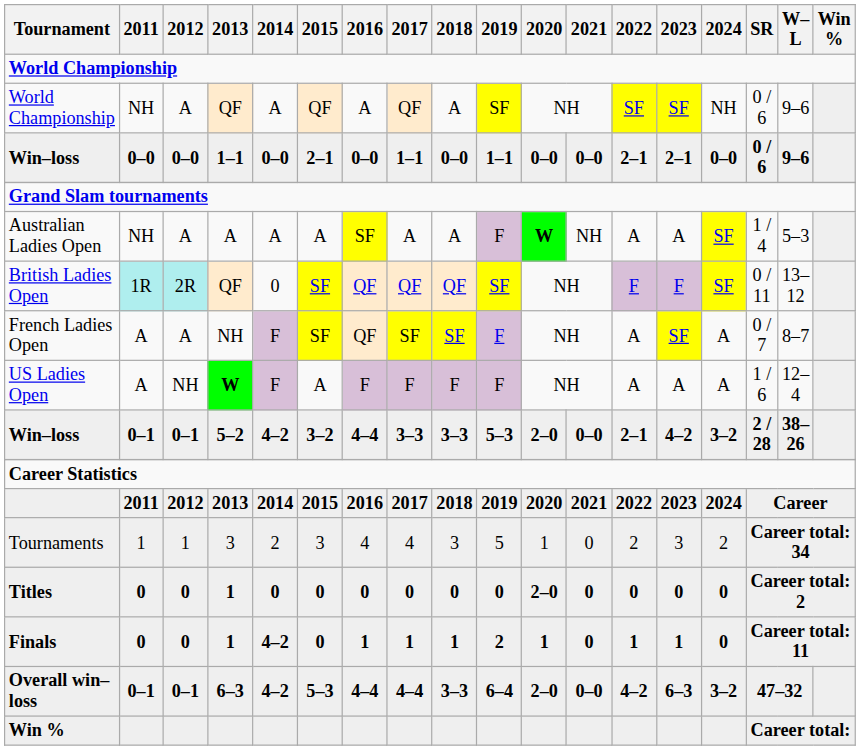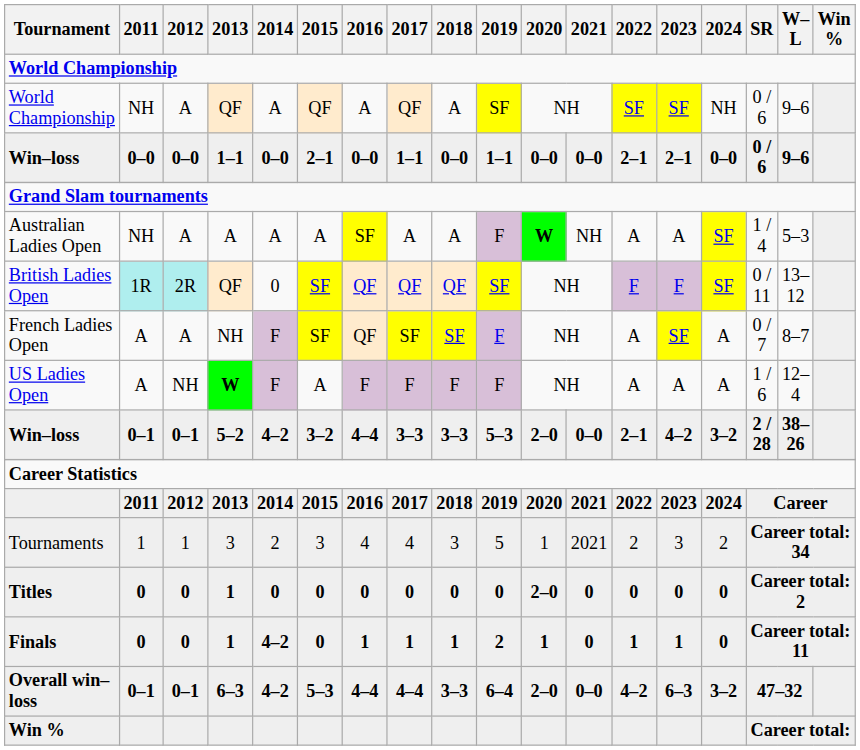(589, 542) 0 -> (589, 542) 2021
